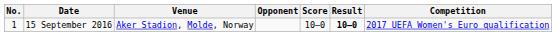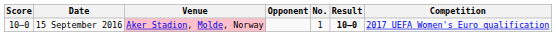columns swapped: (14, 11) <-> (315, 11)
(185, 25) no background -> (195, 25) pink background
